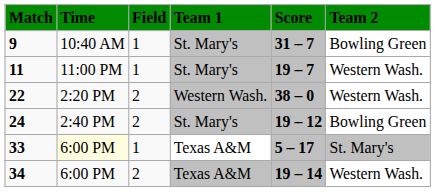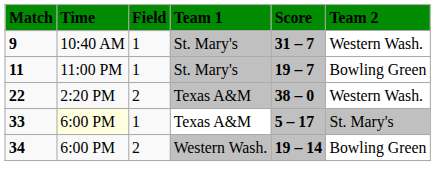(378, 43) Bowling Green -> (376, 43) Western Wash.
(376, 69) Western Wash. -> (378, 69) Bowling Green
(220, 95) Western Wash. -> (212, 95) Texas A&M
- row: (17, 121)
(212, 173) Texas A&M -> (220, 147) Western Wash.
(376, 173) Western Wash. -> (378, 147) Bowling Green
